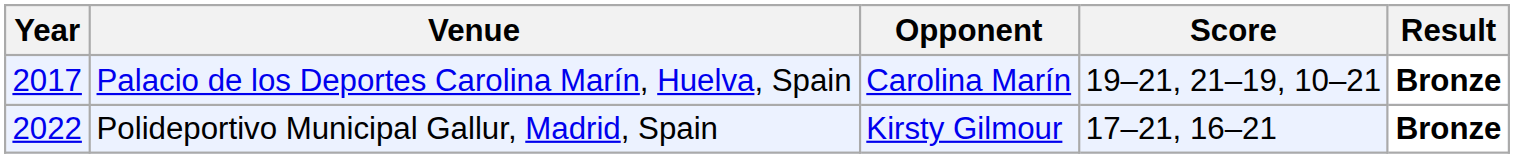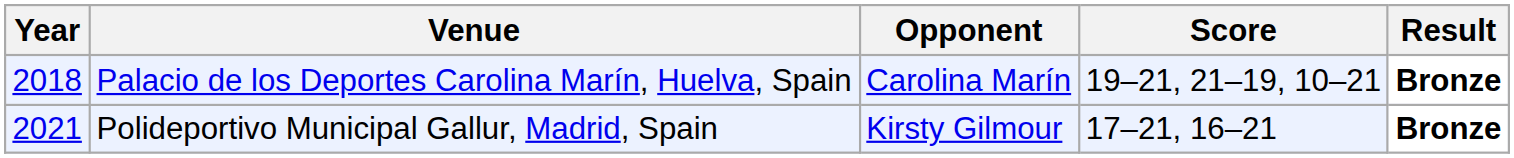(47, 80) 2017 -> (47, 80) 2018
(47, 129) 2022 -> (47, 129) 2021
